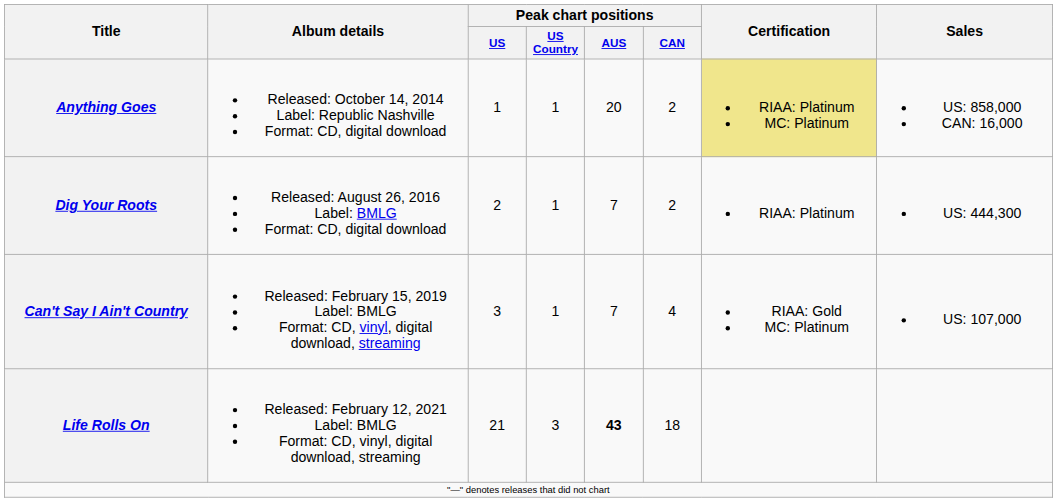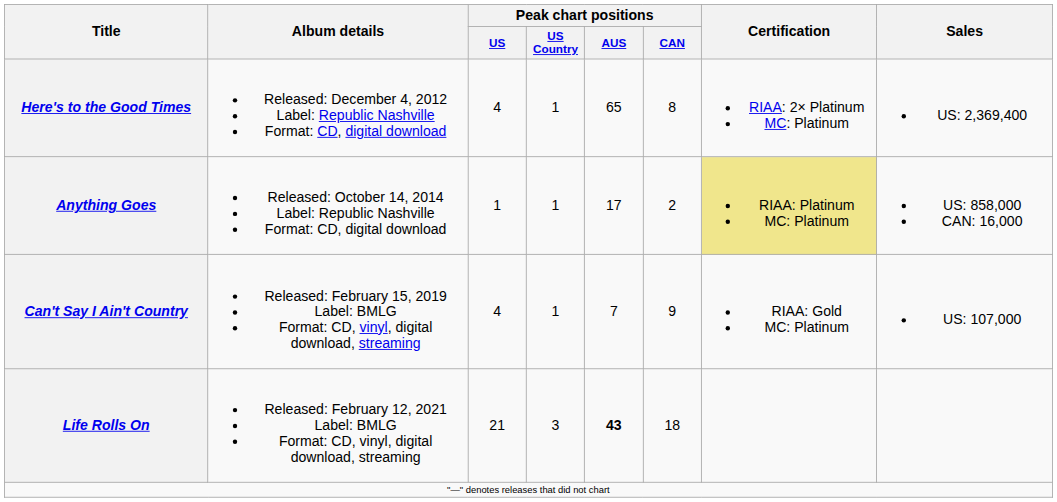+ row: (106, 107)
(614, 107) 20 -> (614, 205) 17
- row: (106, 205)
(497, 311) 3 -> (497, 311) 4
(672, 311) 4 -> (672, 311) 9
